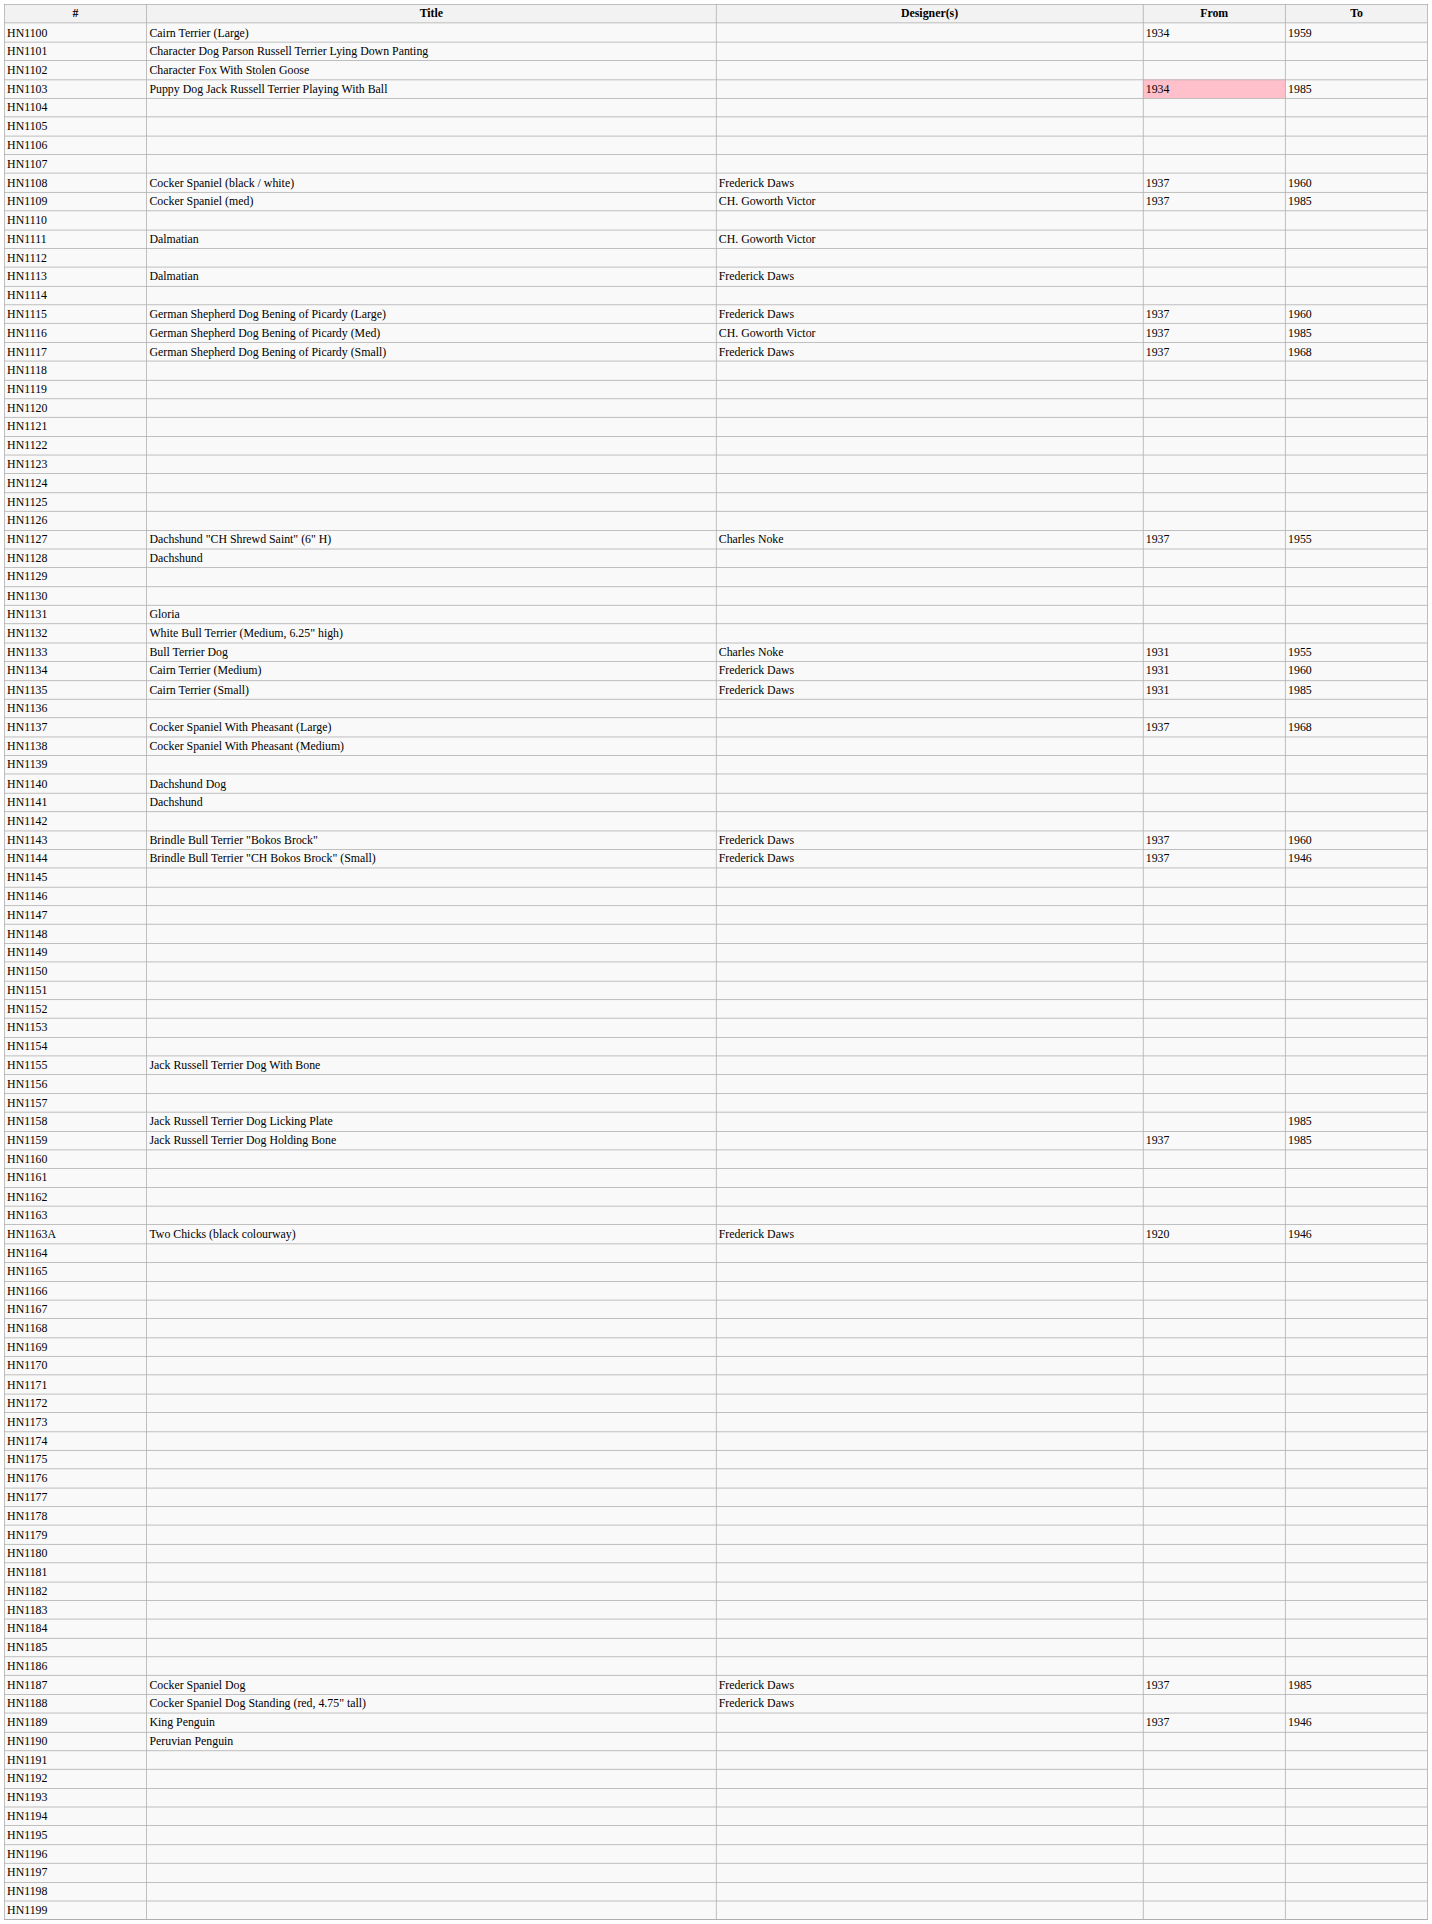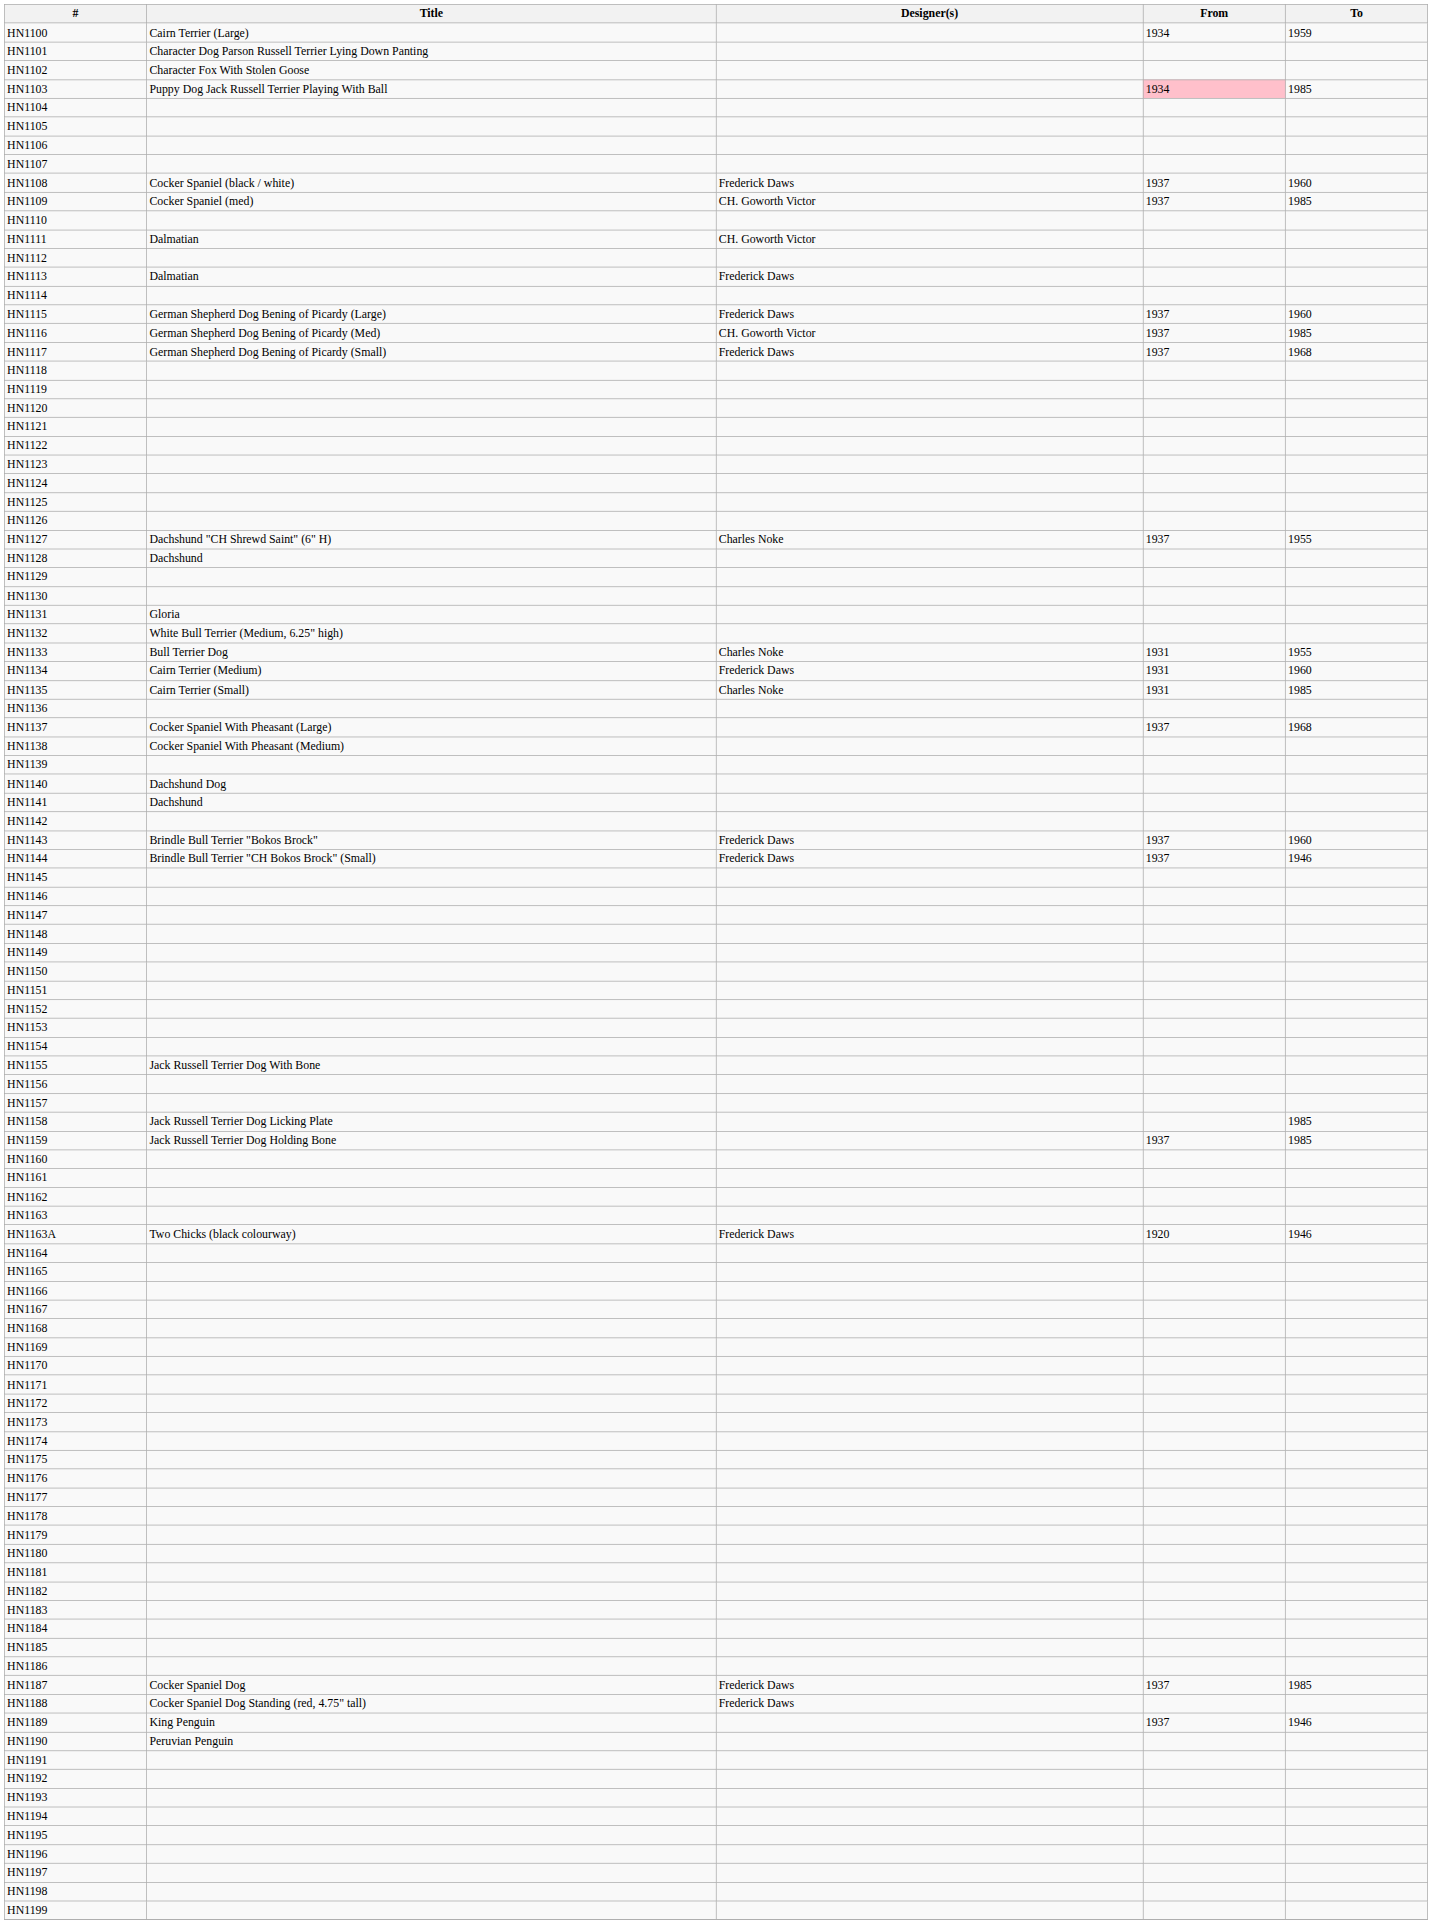(756, 689) Frederick Daws -> (751, 689) Charles Noke
